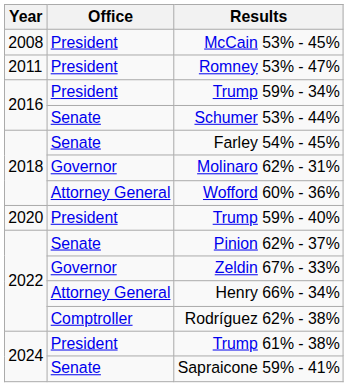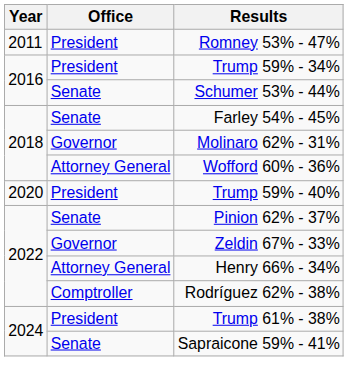- row: (272, 42)
